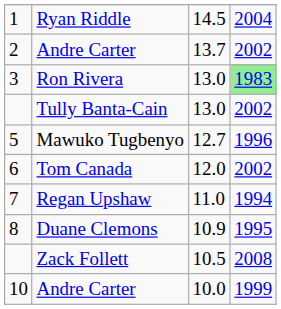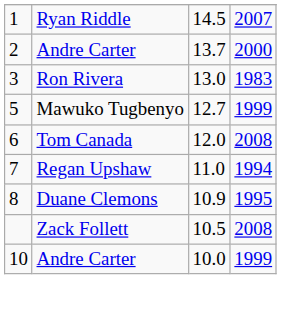(253, 19) 2004 -> (253, 19) 2007
(253, 49) 2002 -> (253, 49) 2000
(253, 79) lightgreen background -> (253, 79) no background
- row: (18, 109)
(253, 139) 1996 -> (253, 109) 1999
(253, 169) 2002 -> (253, 139) 2008
